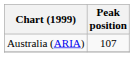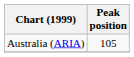(108, 43) 107 -> (108, 43) 105
